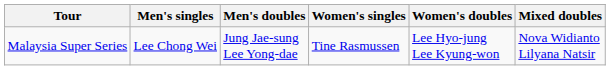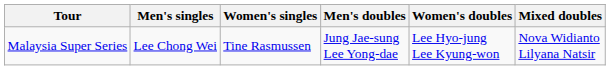columns swapped: (359, 15) <-> (264, 15)
